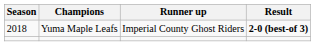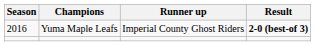(17, 28) 2018 -> (17, 28) 2016
